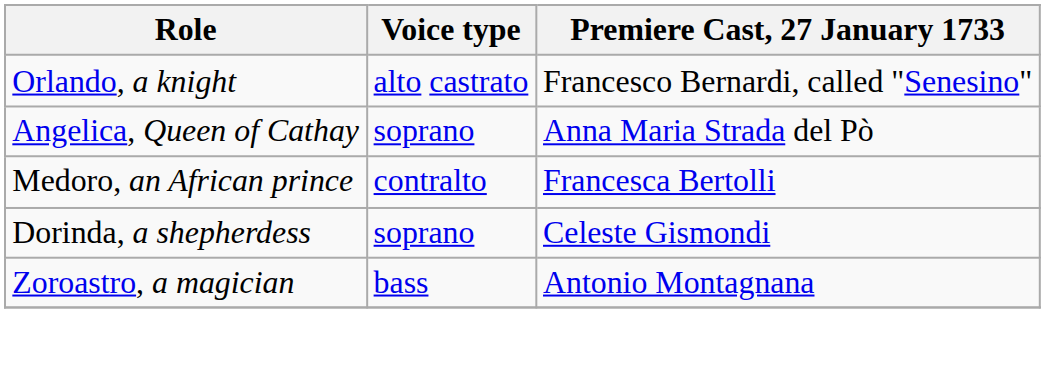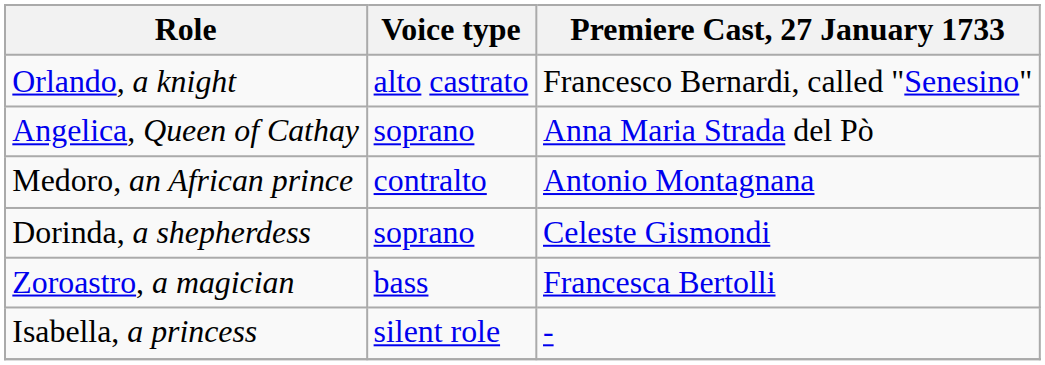(659, 181) Francesca Bertolli -> (679, 181) Antonio Montagnana
(679, 282) Antonio Montagnana -> (659, 282) Francesca Bertolli
+ row: (135, 332)
